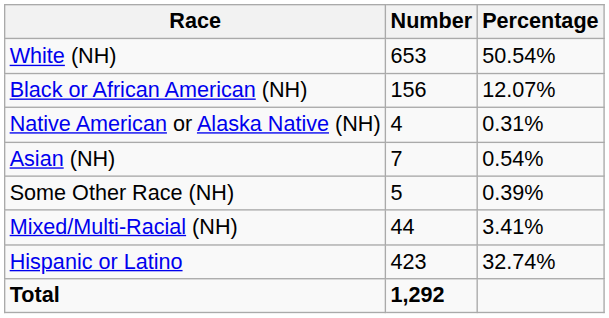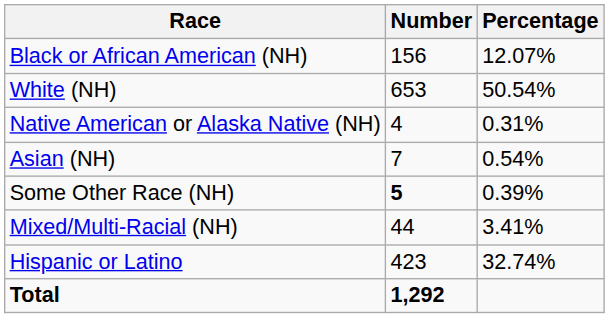rows swapped: (63, 55) <-> (159, 90)
(397, 192) normal -> (397, 192) bold
